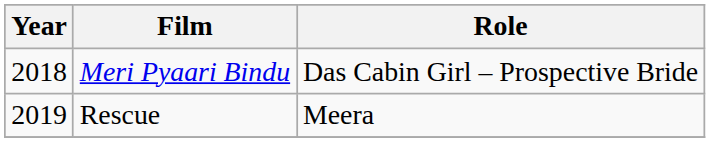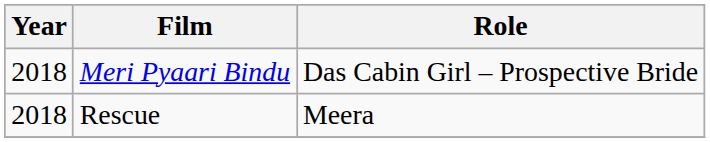(39, 114) 2019 -> (39, 114) 2018
